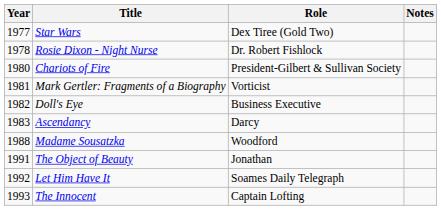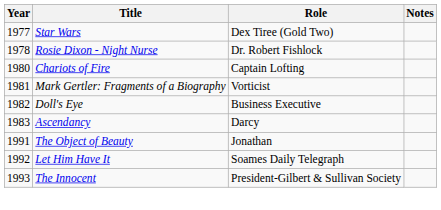(316, 68) President-Gilbert & Sullivan Society -> (268, 68) Captain Lofting
- row: (80, 141)
(268, 196) Captain Lofting -> (316, 178) President-Gilbert & Sullivan Society
